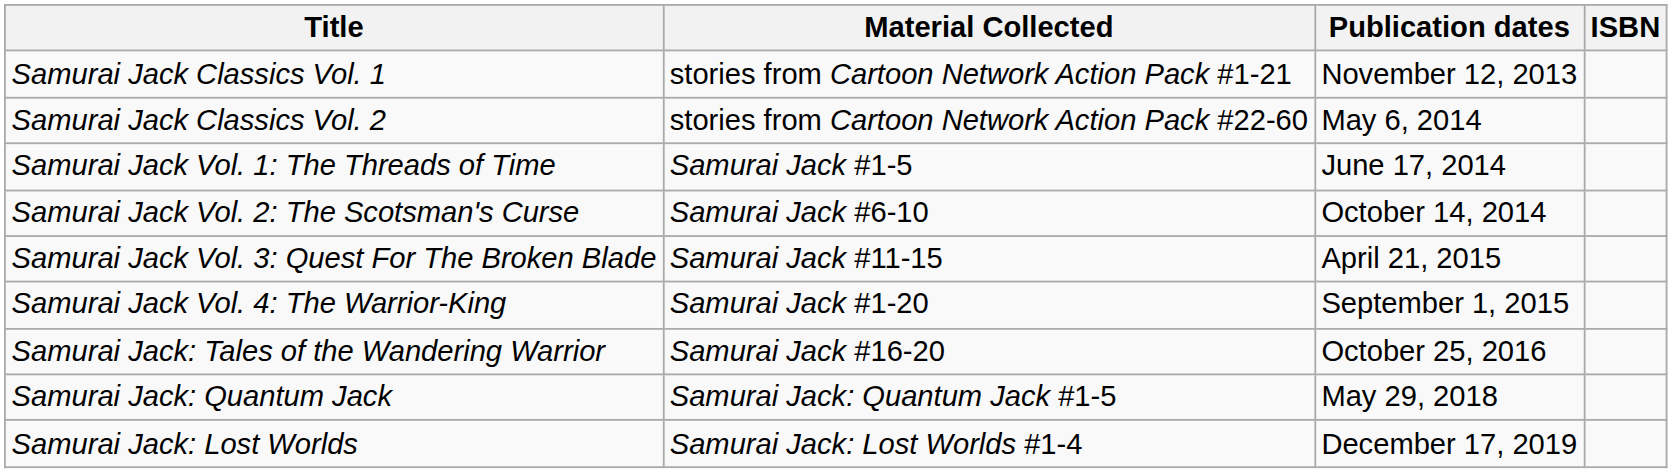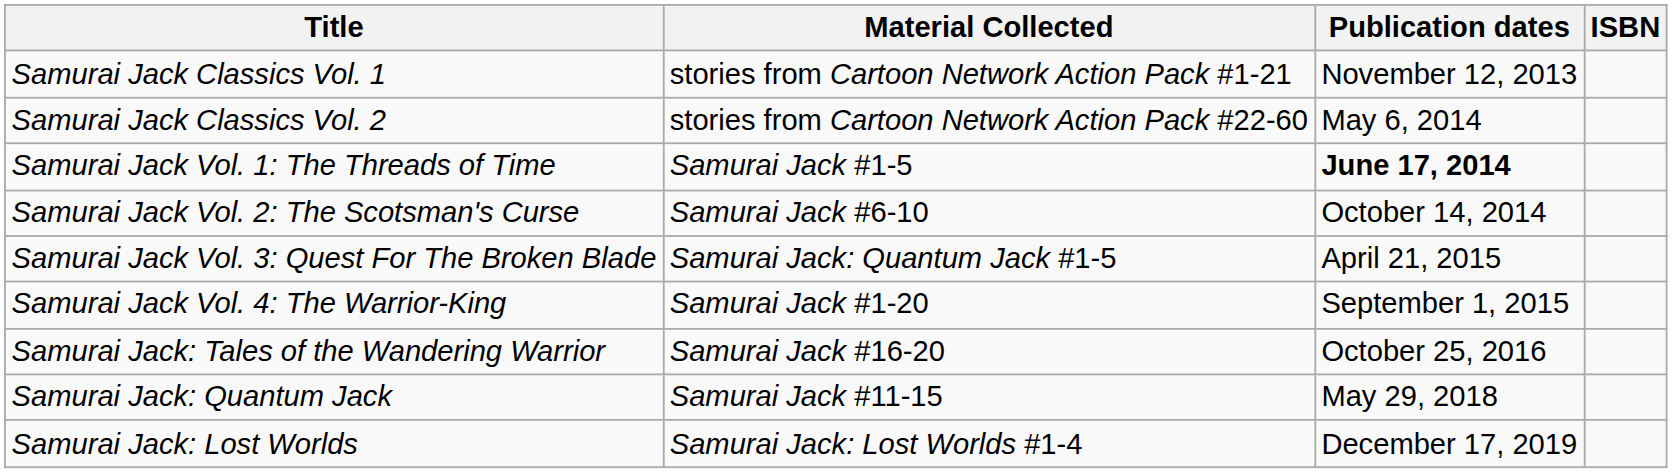(1414, 166) normal -> (1416, 166) bold
(806, 258) Samurai Jack #11-15 -> (893, 258) Samurai Jack: Quantum Jack #1-5
(893, 397) Samurai Jack: Quantum Jack #1-5 -> (806, 397) Samurai Jack #11-15
